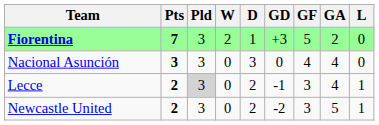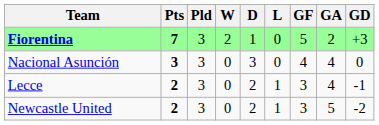columns swapped: (361, 16) <-> (279, 16)
(201, 85) lightgrey background -> (201, 85) no background
